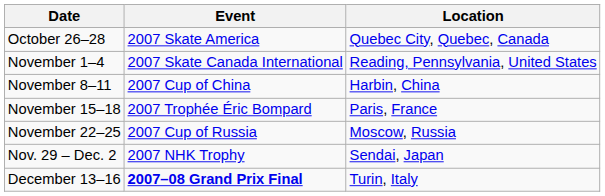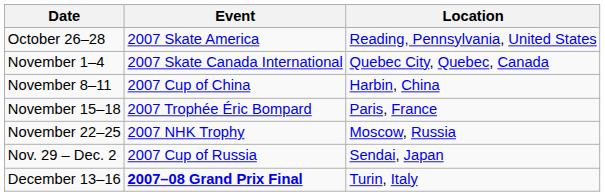(449, 39) Quebec City, Quebec, Canada -> (473, 39) Reading, Pennsylvania, United States
(473, 62) Reading, Pennsylvania, United States -> (449, 62) Quebec City, Quebec, Canada
(192, 132) 2007 Cup of Russia -> (186, 132) 2007 NHK Trophy
(186, 156) 2007 NHK Trophy -> (192, 156) 2007 Cup of Russia
